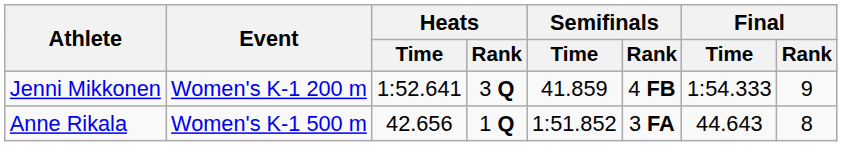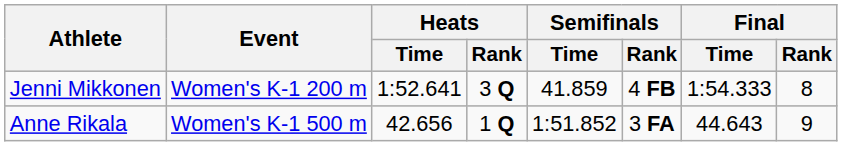(807, 89) 9 -> (807, 89) 8
(807, 123) 8 -> (807, 123) 9
